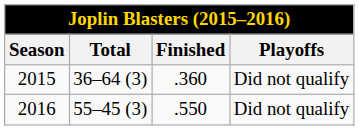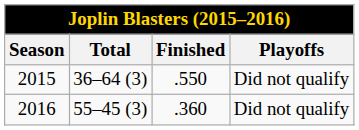(191, 79) .360 -> (191, 79) .550
(191, 109) .550 -> (191, 109) .360
